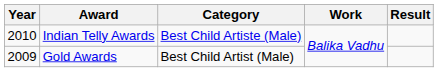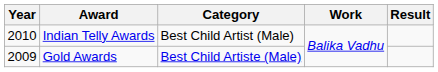(231, 35) Best Child Artiste (Male) -> (227, 35) Best Child Artist (Male)
(227, 56) Best Child Artist (Male) -> (231, 56) Best Child Artiste (Male)
